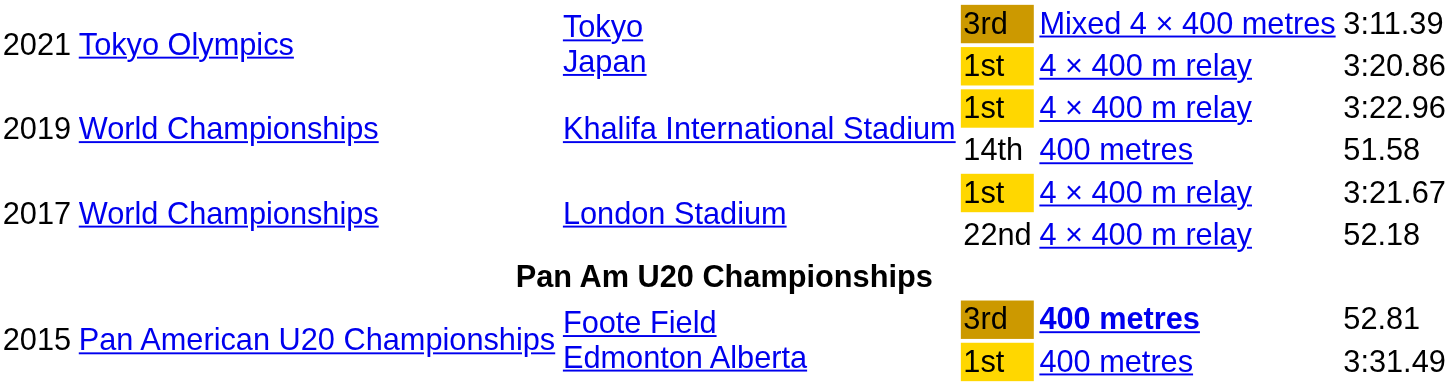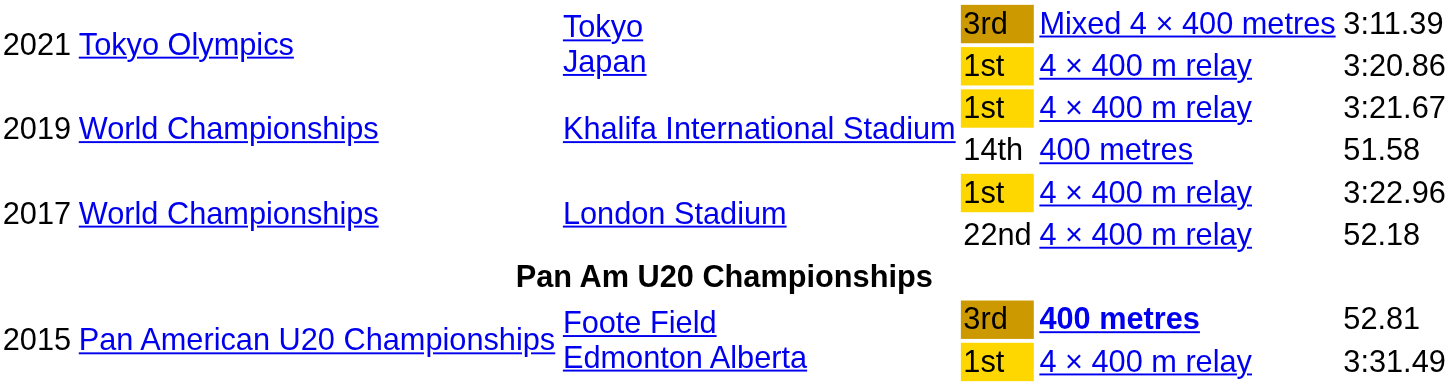(1395, 108) 3:22.96 -> (1395, 108) 3:21.67
(1395, 192) 3:21.67 -> (1395, 192) 3:22.96
(1116, 361) 400 metres -> (1146, 361) 4 × 400 m relay
